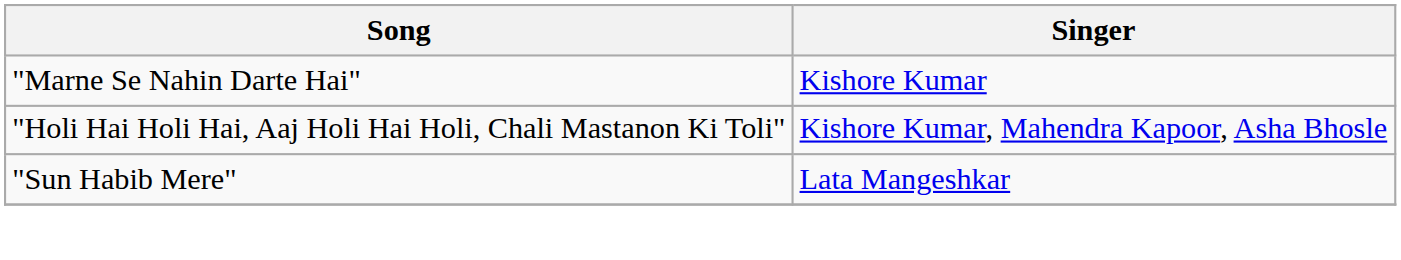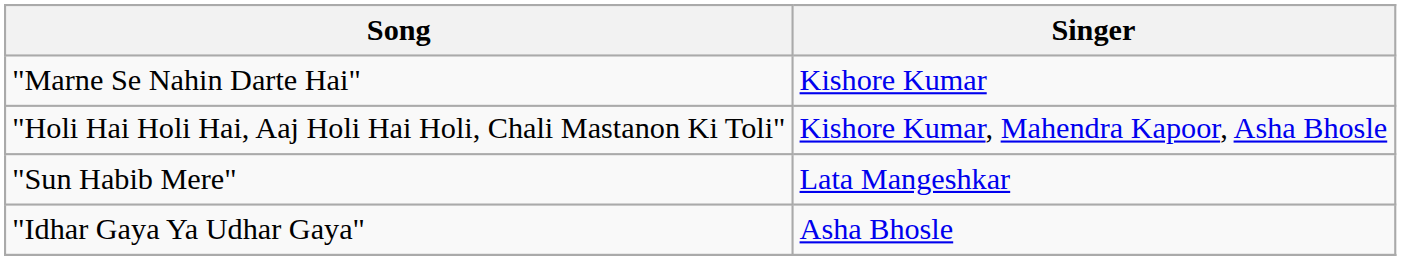+ row: (189, 229)
